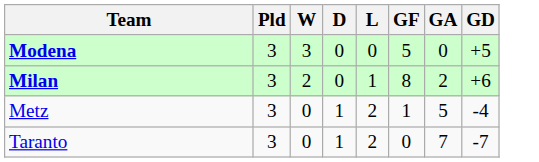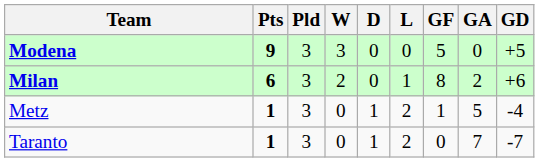+ column: (271, 19)
